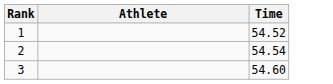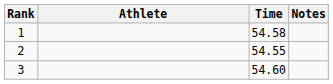+ column: (309, 14)
(269, 32) 54.52 -> (269, 32) 54.58
(269, 51) 54.54 -> (269, 51) 54.55
